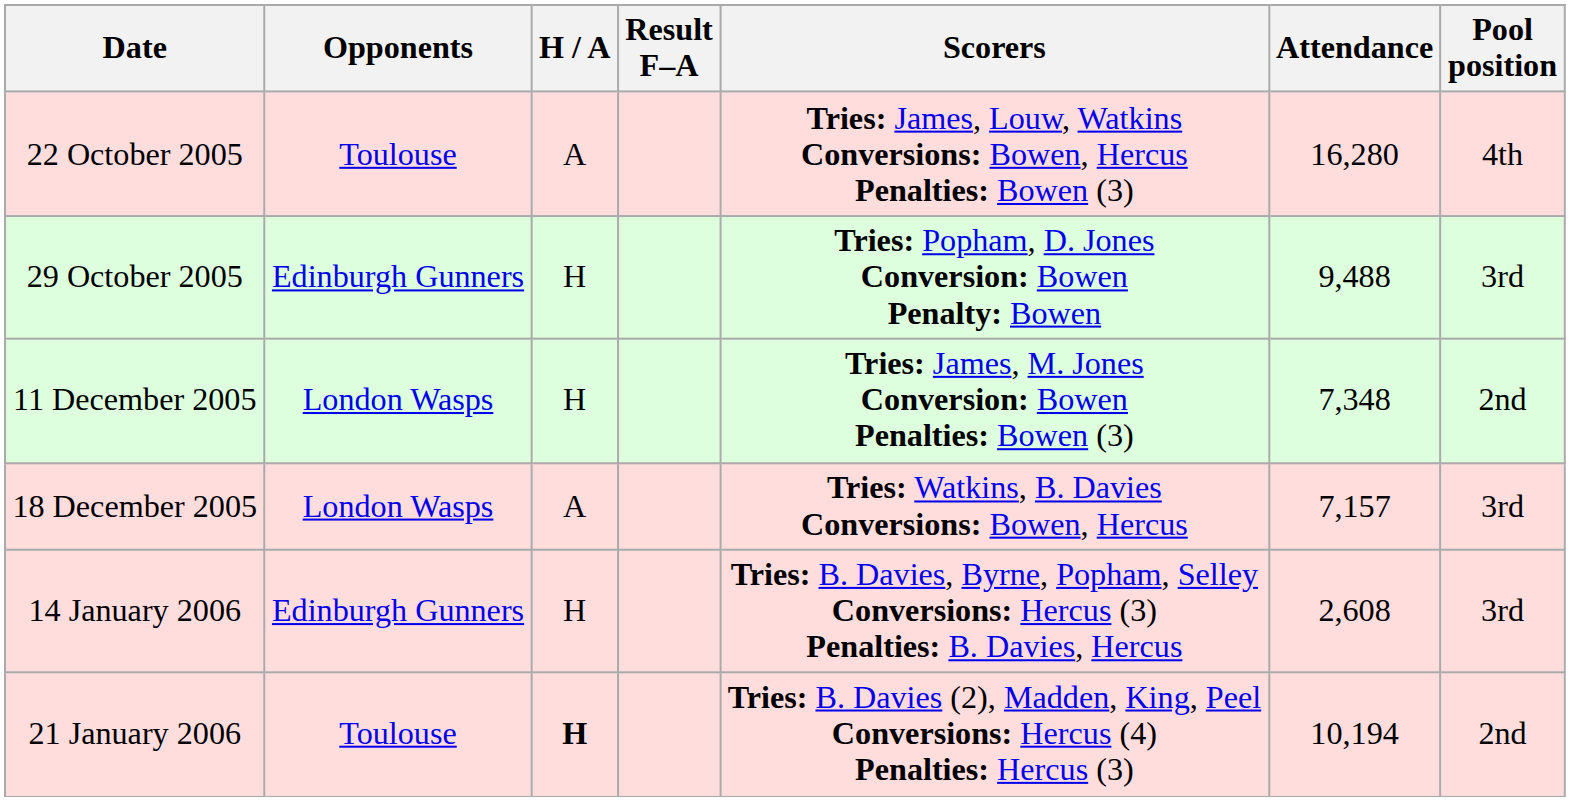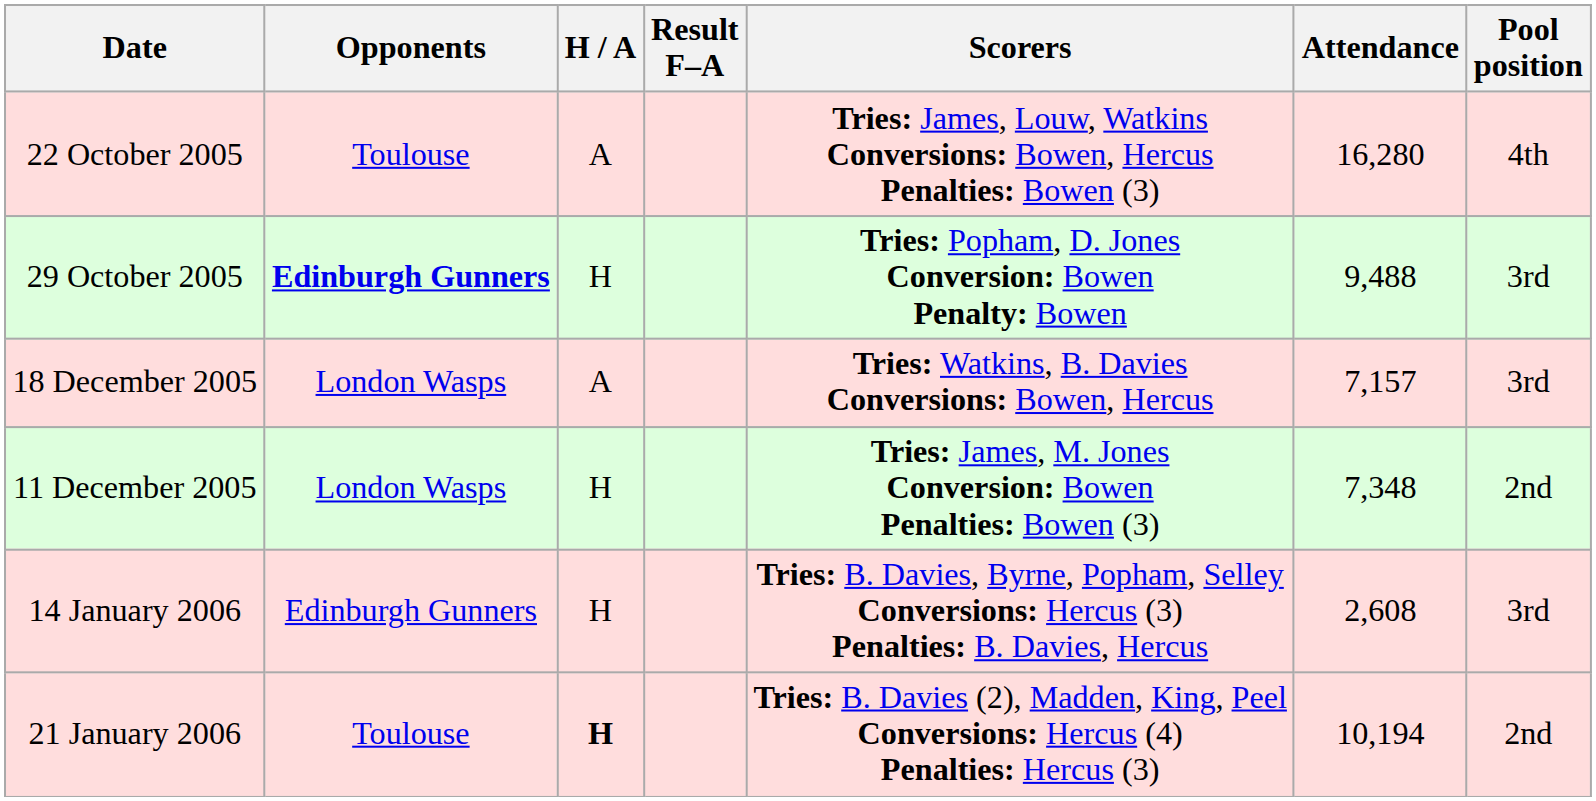(398, 276) normal -> (411, 276) bold
rows swapped: (135, 400) <-> (135, 505)
